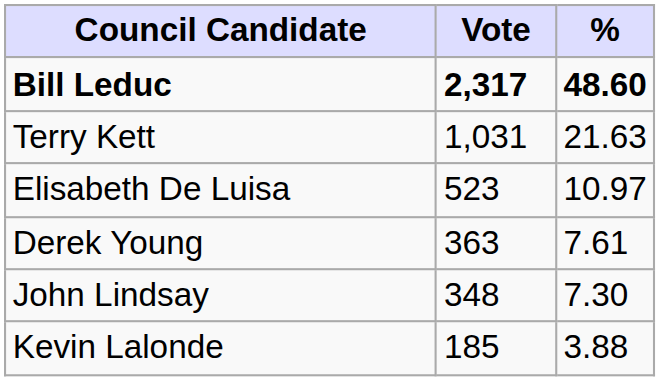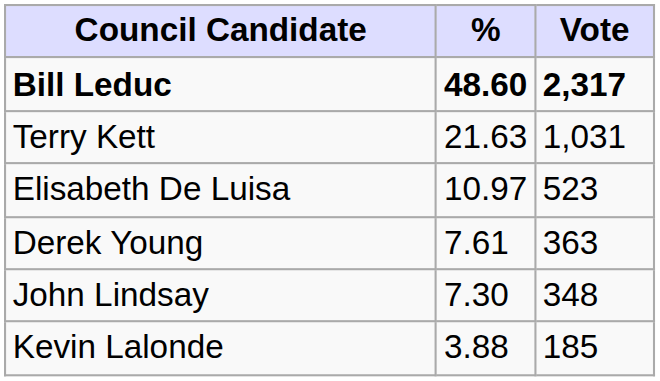columns swapped: (496, 30) <-> (605, 30)
